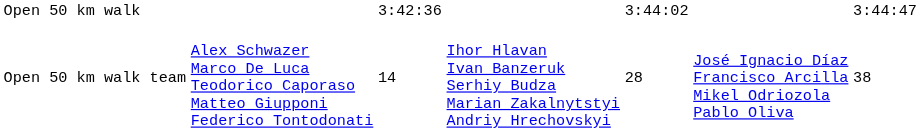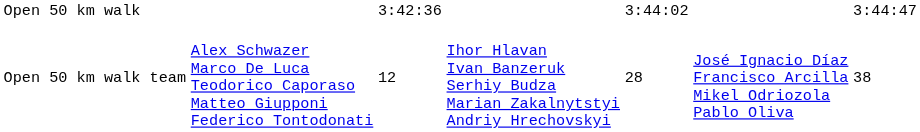(387, 77) 14 -> (387, 77) 12
